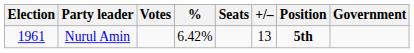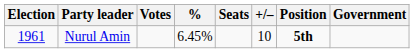(195, 36) 6.42% -> (195, 36) 6.45%
(264, 36) 13 -> (264, 36) 10
